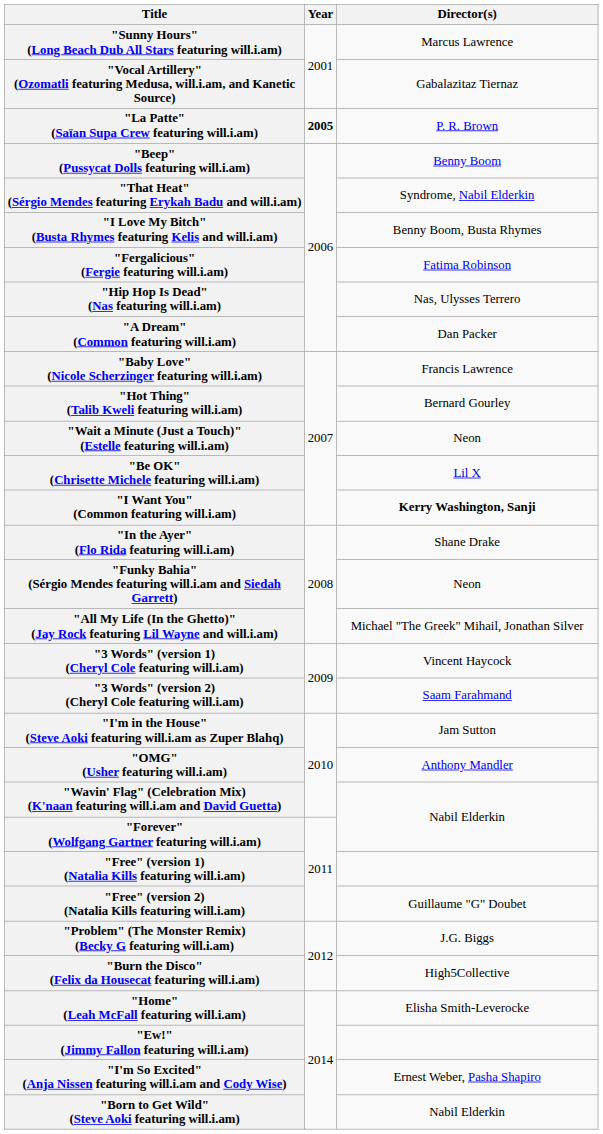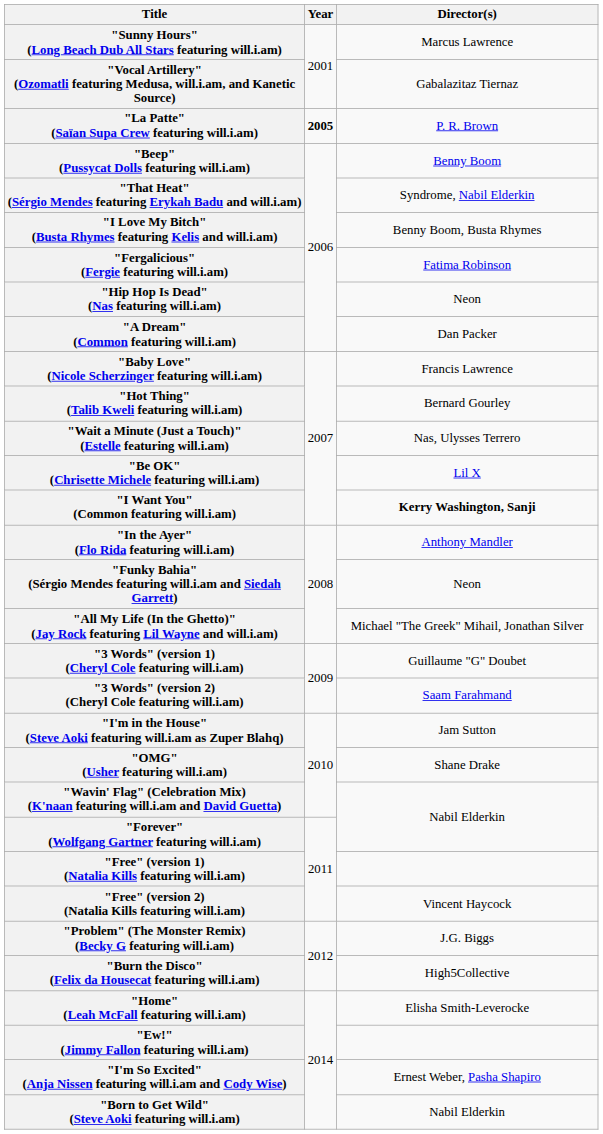(467, 299) Nas, Ulysses Terrero -> (467, 299) Neon
(467, 438) Neon -> (467, 438) Nas, Ulysses Terrero
(467, 542) Shane Drake -> (467, 542) Anthony Mandler
(467, 660) Vincent Haycock -> (467, 660) Guillaume "G" Doubet
(467, 764) Anthony Mandler -> (467, 764) Shane Drake
(467, 903) Guillaume "G" Doubet -> (467, 903) Vincent Haycock
